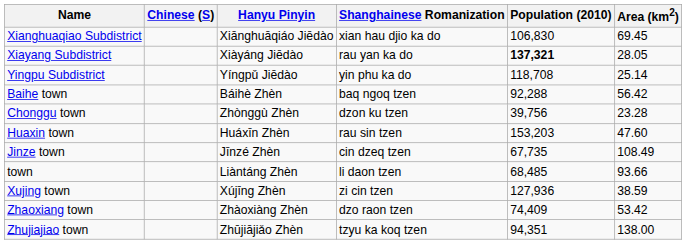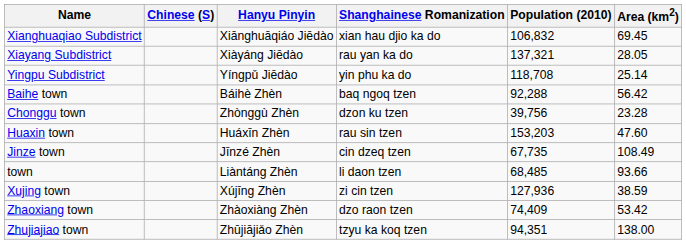(532, 36) 106,830 -> (532, 36) 106,832
(532, 56) bold -> (532, 56) normal
